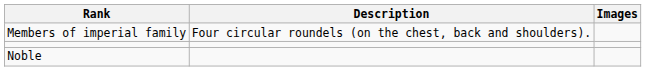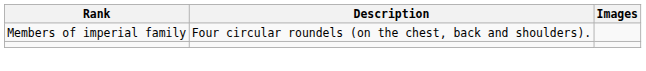- row: (24, 56)
